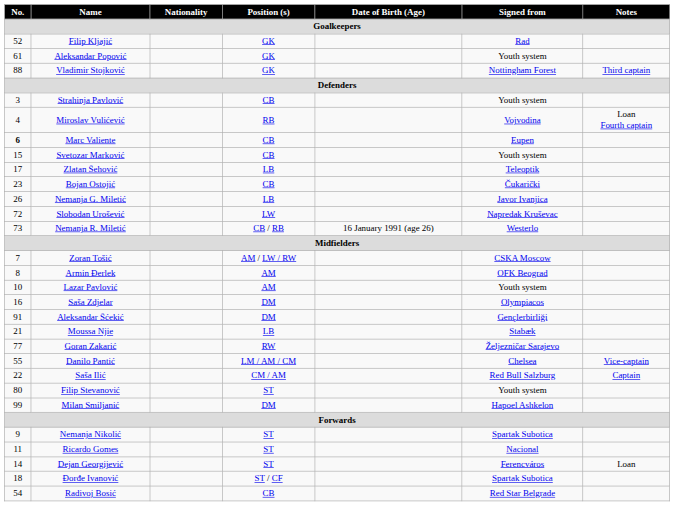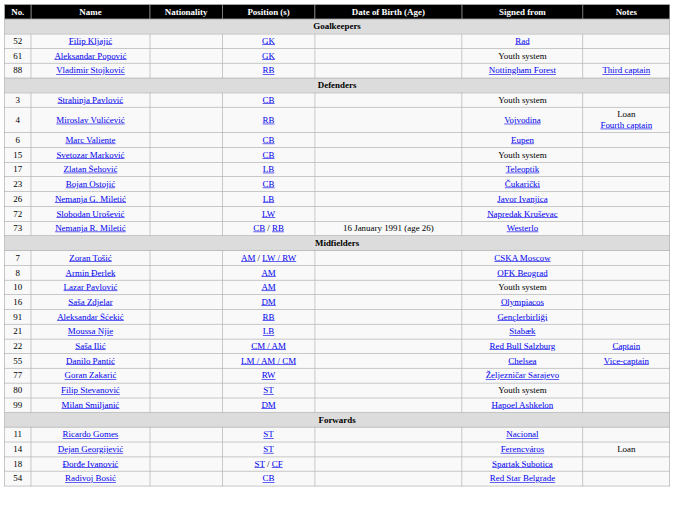(269, 71) GK -> (269, 71) RB
(18, 140) bold -> (18, 140) normal
(269, 317) DM -> (269, 317) RB
rows swapped: (90, 376) <-> (90, 346)
- row: (90, 435)
